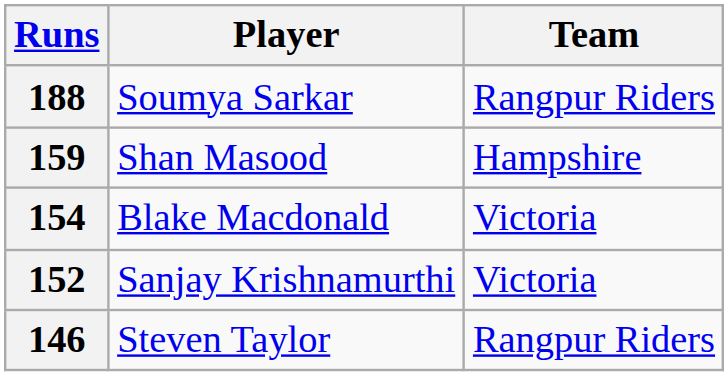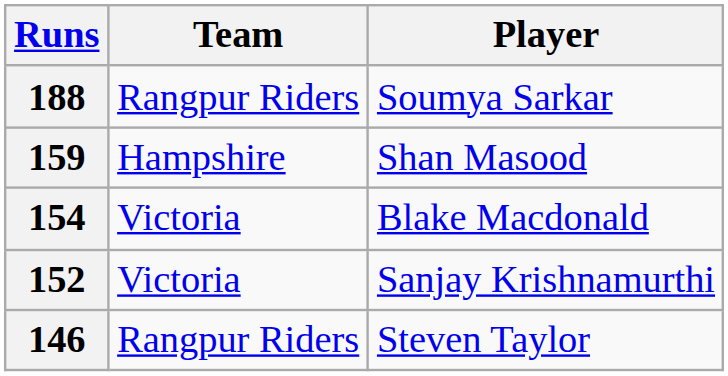columns swapped: (286, 34) <-> (594, 34)
